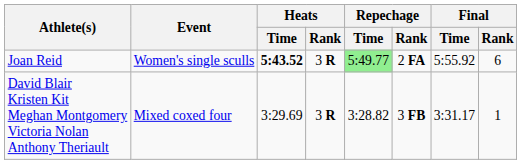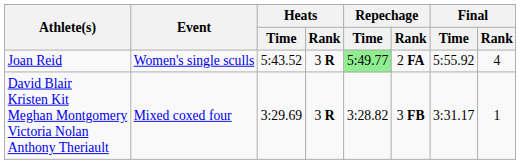(282, 61) bold -> (281, 61) normal
(498, 61) 6 -> (497, 61) 4
